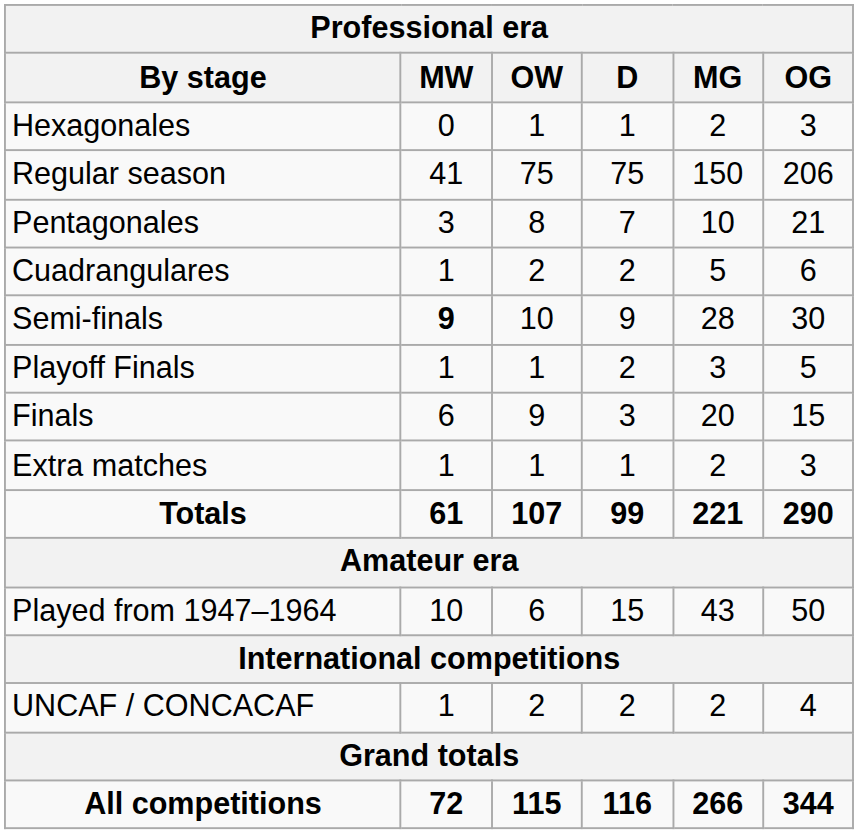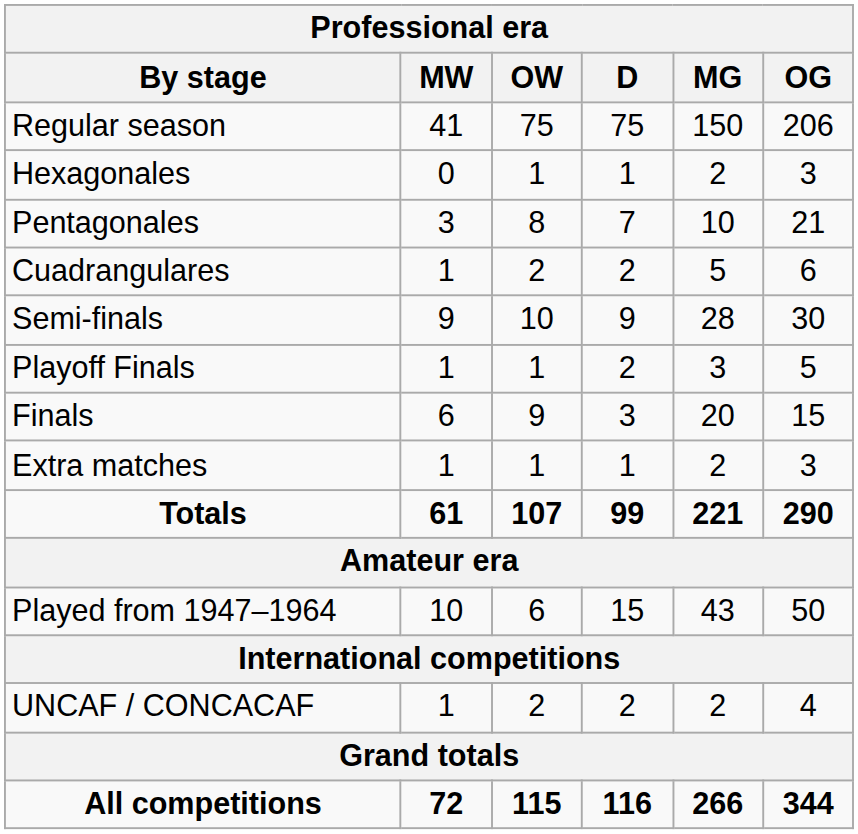rows swapped: (119, 174) <-> (101, 125)
(446, 319) bold -> (446, 319) normal
